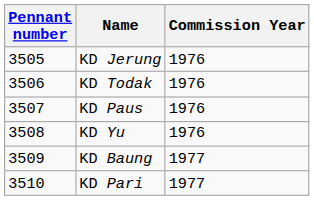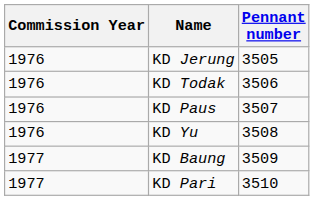columns swapped: (40, 26) <-> (237, 26)
